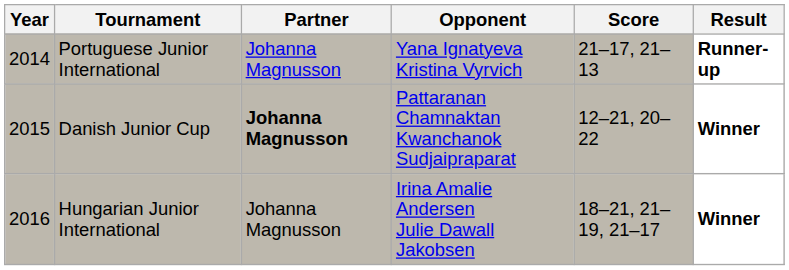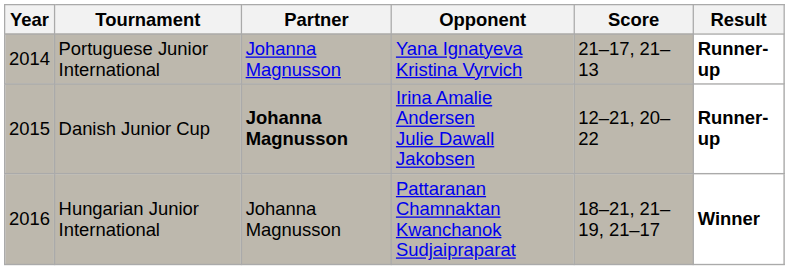(456, 129) Pattaranan Chamnaktan Kwanchanok Sudjaipraparat -> (445, 129) Irina Amalie Andersen Julie Dawall Jakobsen
(729, 129) Winner -> (733, 129) Runner-up
(445, 220) Irina Amalie Andersen Julie Dawall Jakobsen -> (456, 220) Pattaranan Chamnaktan Kwanchanok Sudjaipraparat
